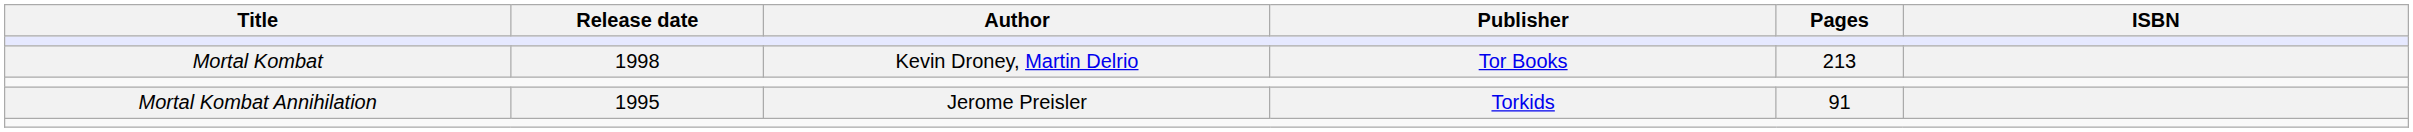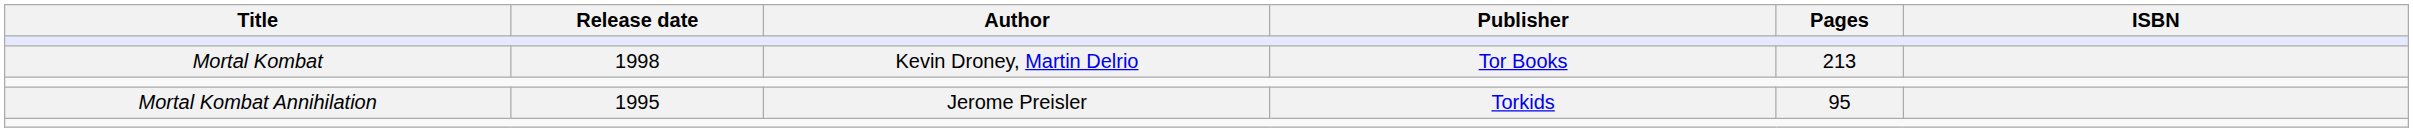(1839, 102) 91 -> (1839, 102) 95
